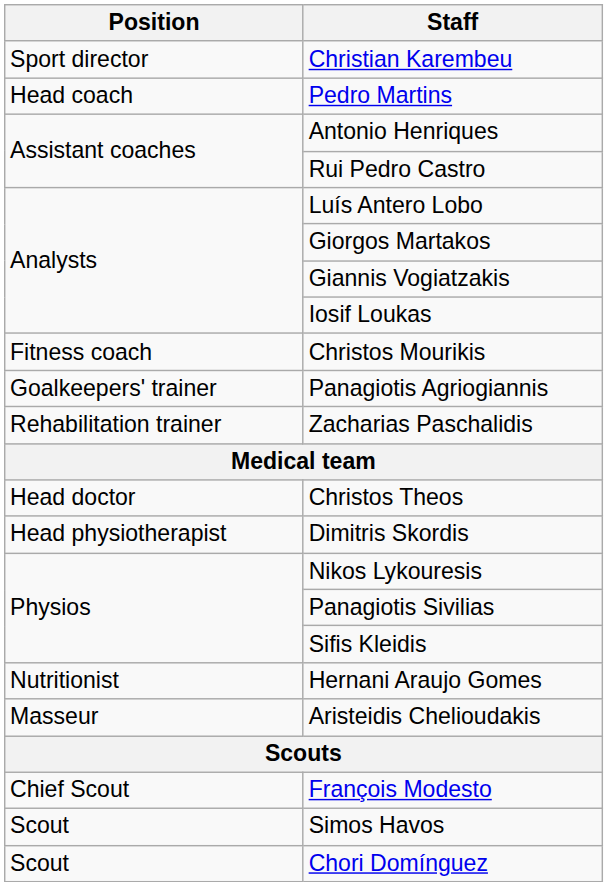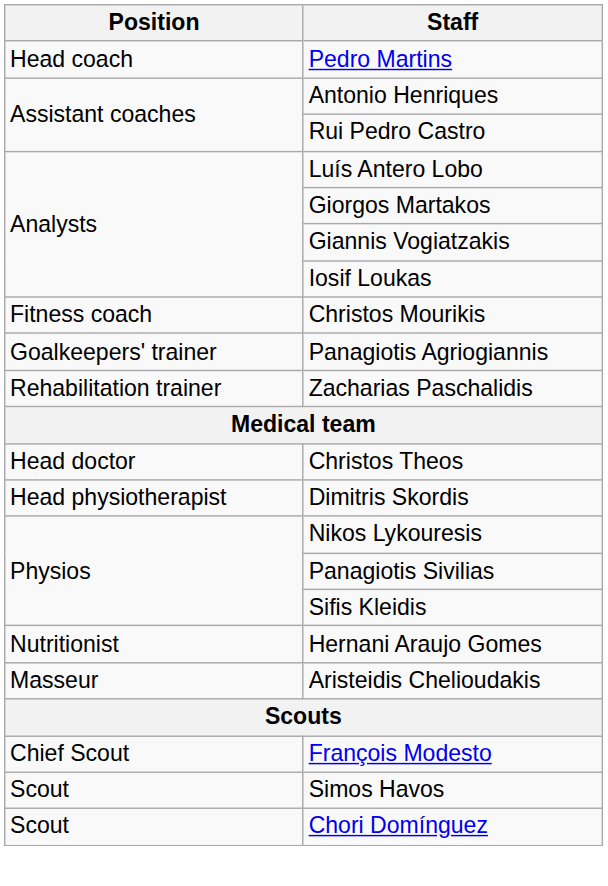- row: (410, 59)
